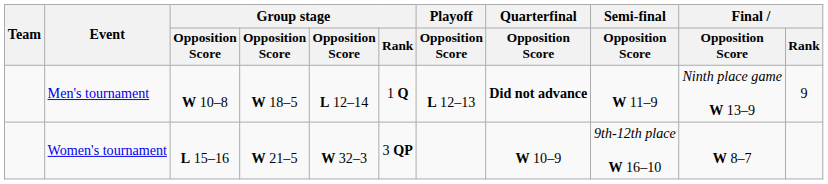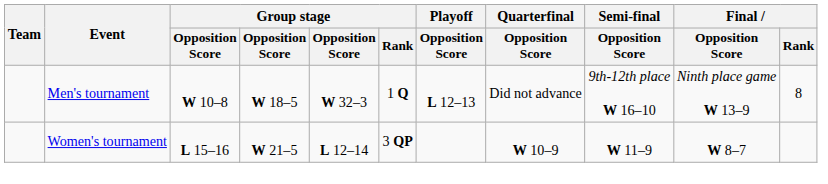(344, 102) L 12–14 -> (344, 102) W 32–3
(538, 94) bold -> (536, 94) normal
(635, 102) W 11–9 -> (629, 94) 9th-12th place W 16–10
(804, 94) 9 -> (798, 94) 8
(344, 159) W 32–3 -> (344, 150) L 12–14
(635, 150) 9th-12th place W 16–10 -> (629, 150) W 11–9
